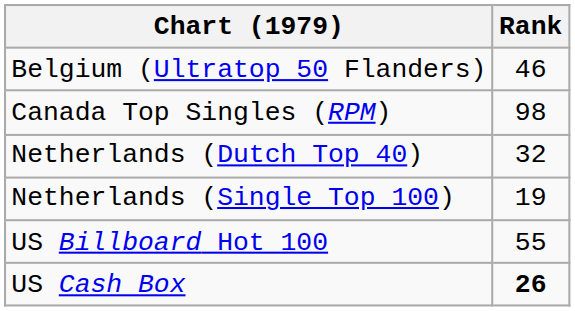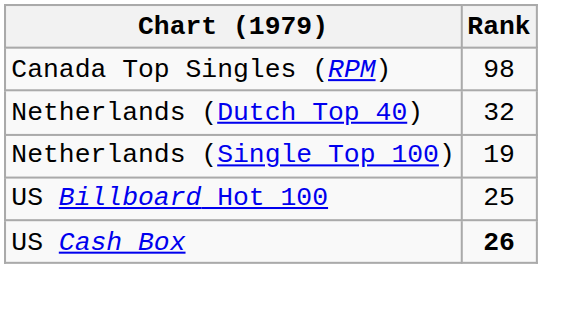- row: (249, 70)
(531, 242) 55 -> (499, 199) 25
